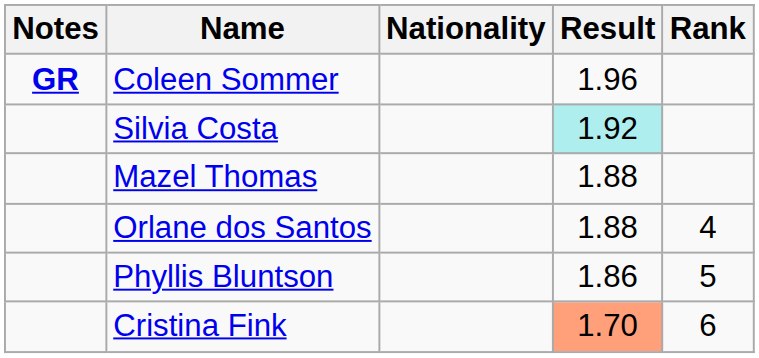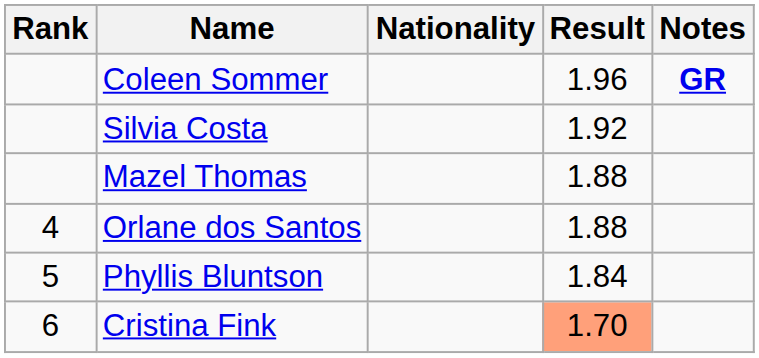columns swapped: (708, 29) <-> (56, 29)
(608, 128) paleturquoise background -> (597, 128) no background
(608, 276) 1.86 -> (597, 276) 1.84
